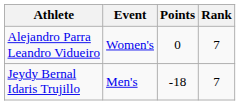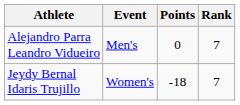(130, 45) Women's -> (122, 45) Men's
(122, 82) Men's -> (130, 82) Women's
